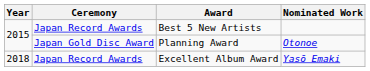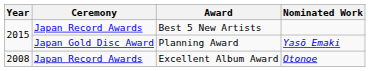(300, 43) Otonoe -> (312, 43) Yasō Emaki
(18, 58) 2018 -> (18, 58) 2008
(312, 58) Yasō Emaki -> (300, 58) Otonoe
